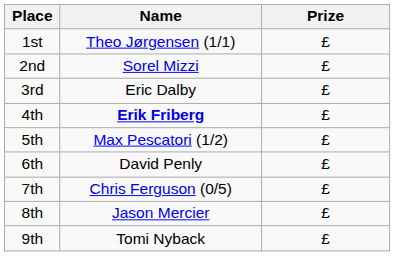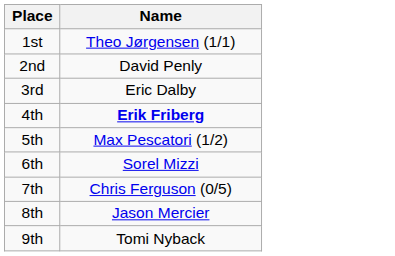- column: (325, 16)
(161, 66) Sorel Mizzi -> (161, 66) David Penly
(161, 164) David Penly -> (161, 164) Sorel Mizzi
